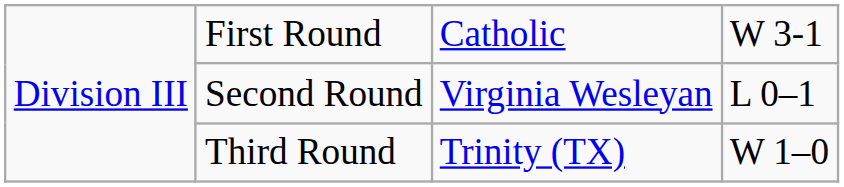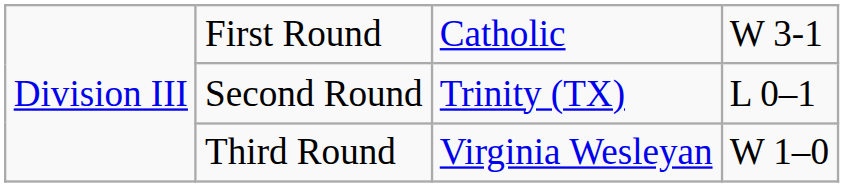(576, 92) Virginia Wesleyan -> (532, 92) Trinity (TX)
(532, 151) Trinity (TX) -> (576, 151) Virginia Wesleyan
